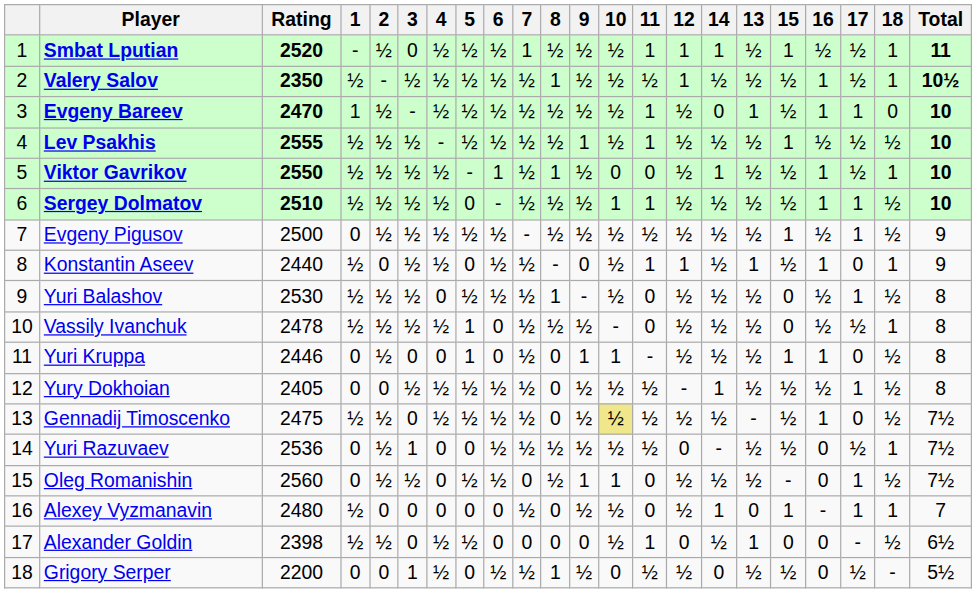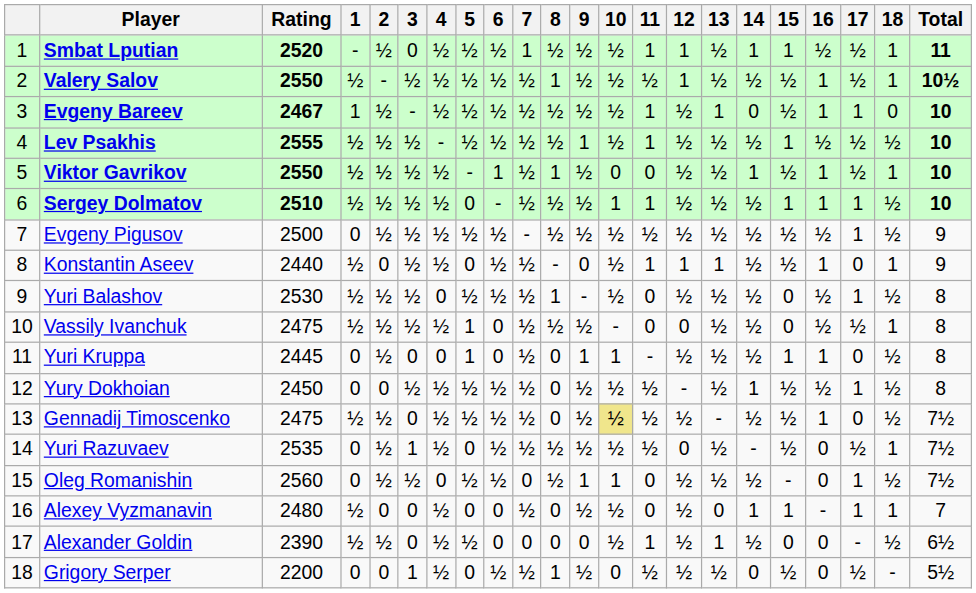columns swapped: (754, 19) <-> (719, 19)
(301, 81) 2350 -> (301, 81) 2550
(301, 111) 2470 -> (301, 111) 2467
(788, 204) ½ -> (788, 204) 1
(788, 234) 1 -> (788, 234) ½
(301, 326) 2478 -> (301, 326) 2475
(684, 326) ½ -> (684, 326) 0
(301, 357) 2446 -> (301, 357) 2445
(301, 388) 2405 -> (301, 388) 2450
(301, 449) 2536 -> (301, 449) 2535
(441, 449) 0 -> (441, 449) ½
(441, 511) 0 -> (441, 511) ½
(301, 541) 2398 -> (301, 541) 2390
(684, 541) 0 -> (684, 541) ½
